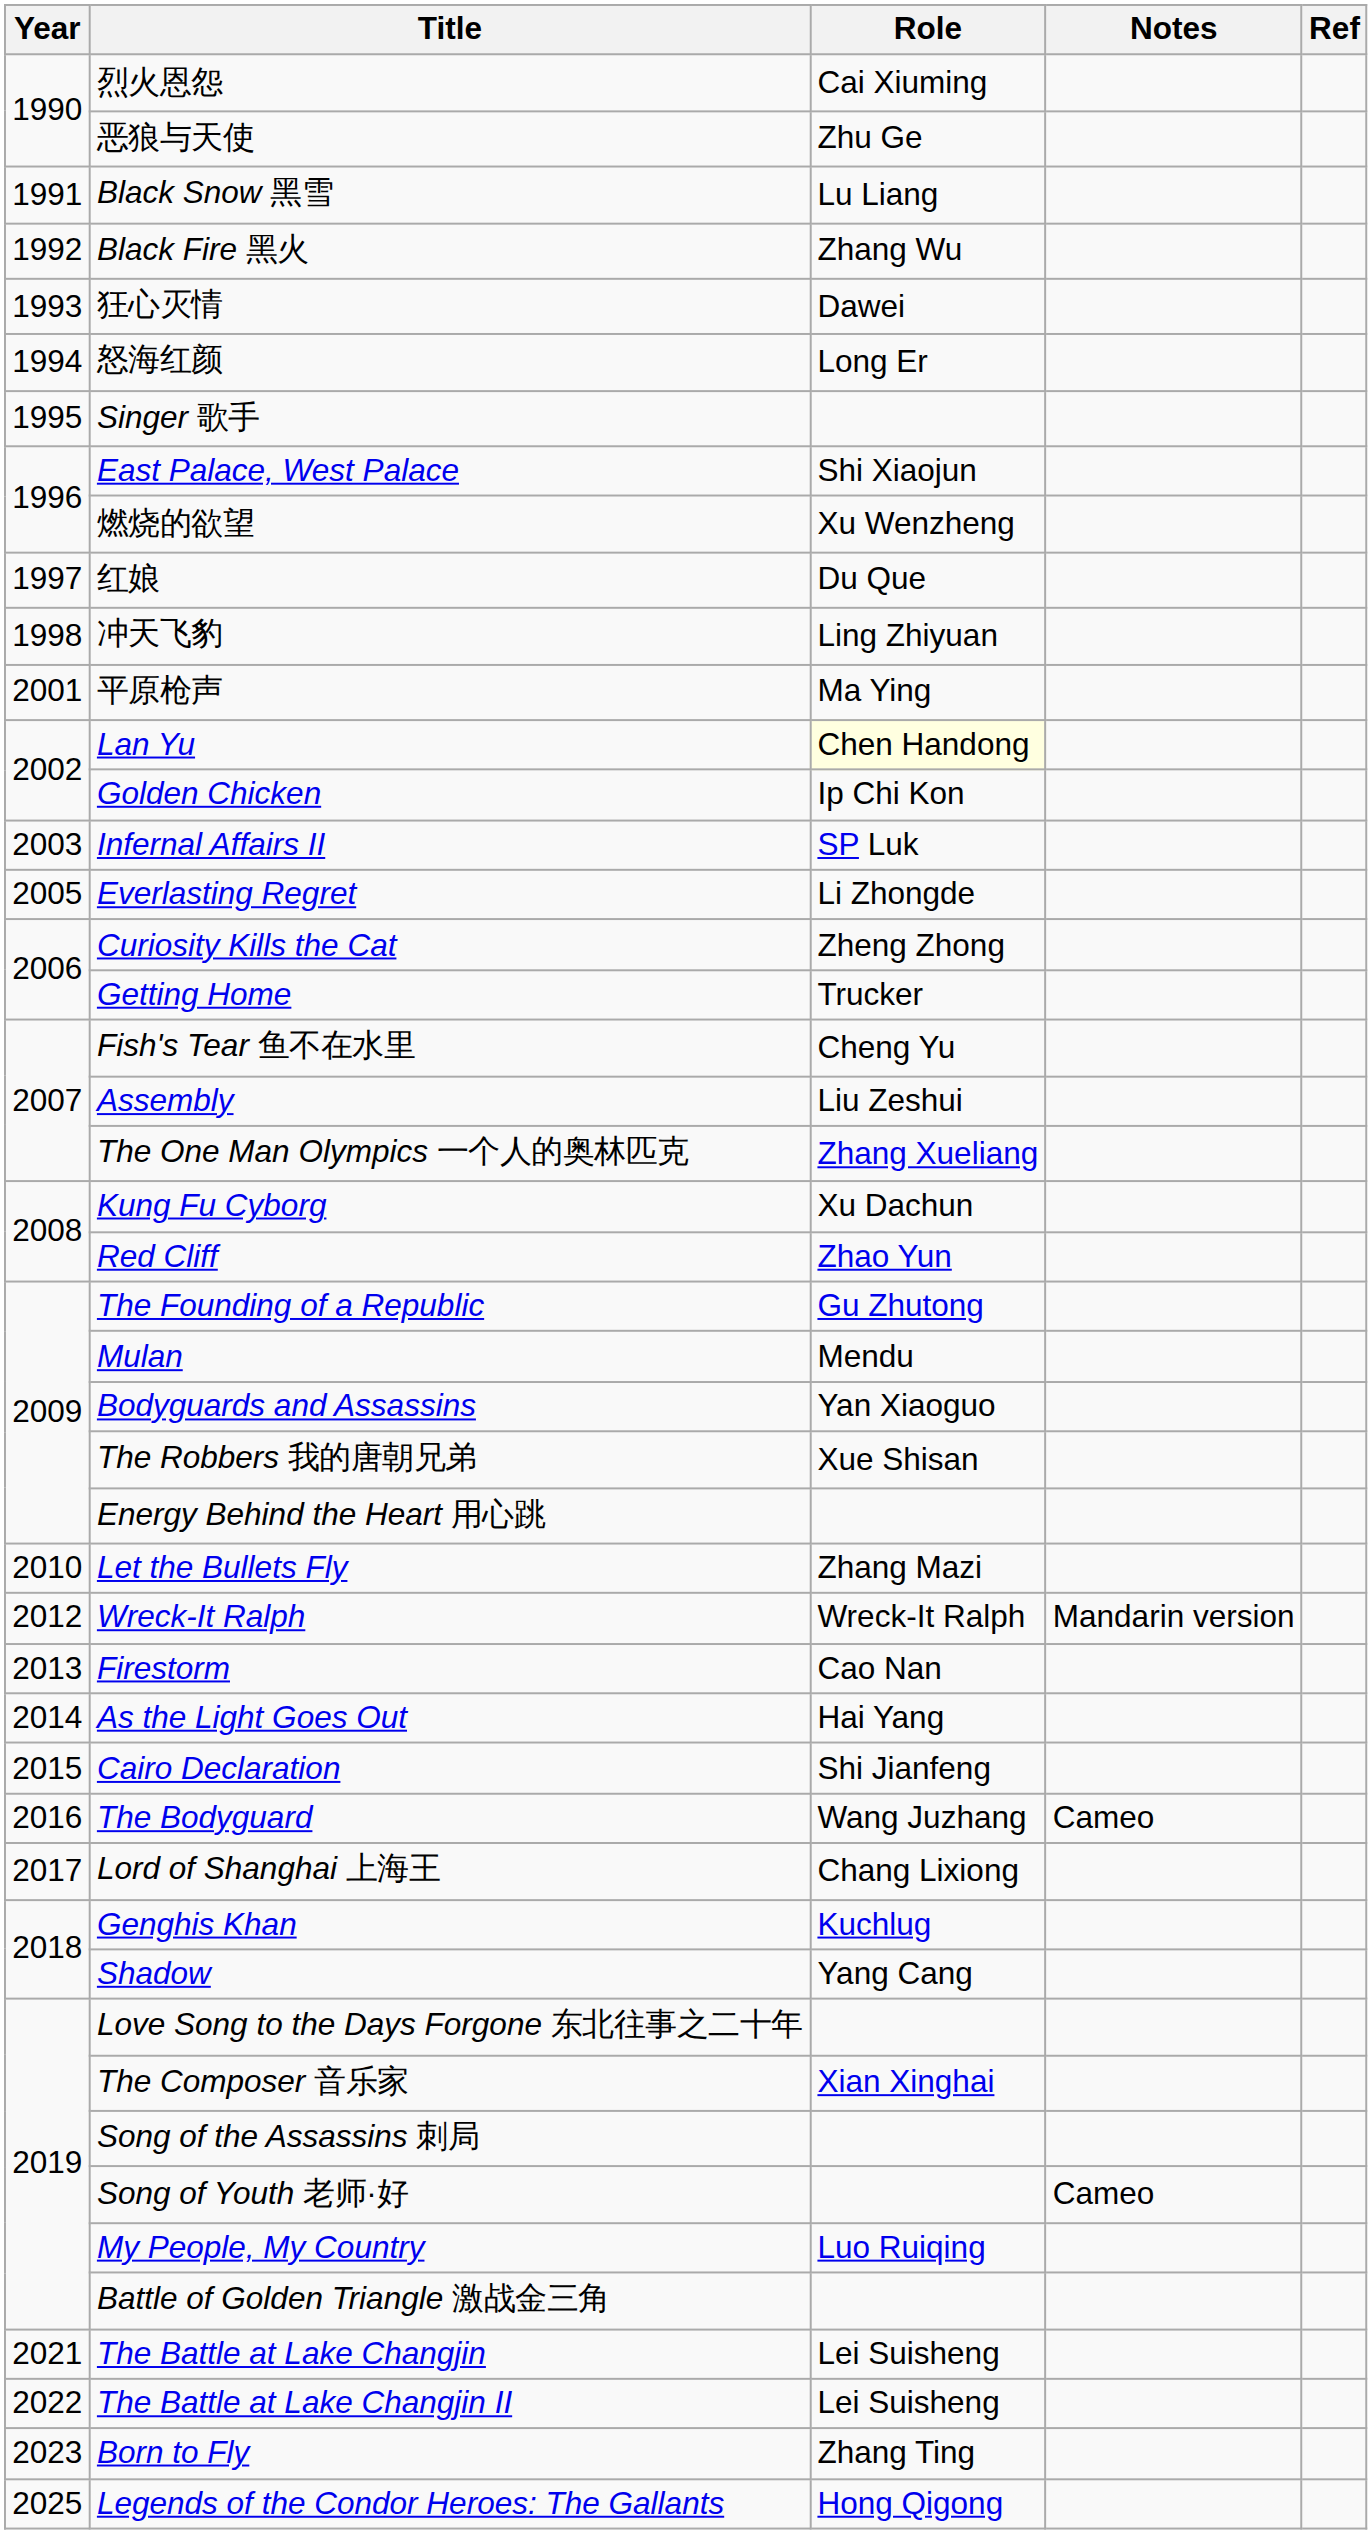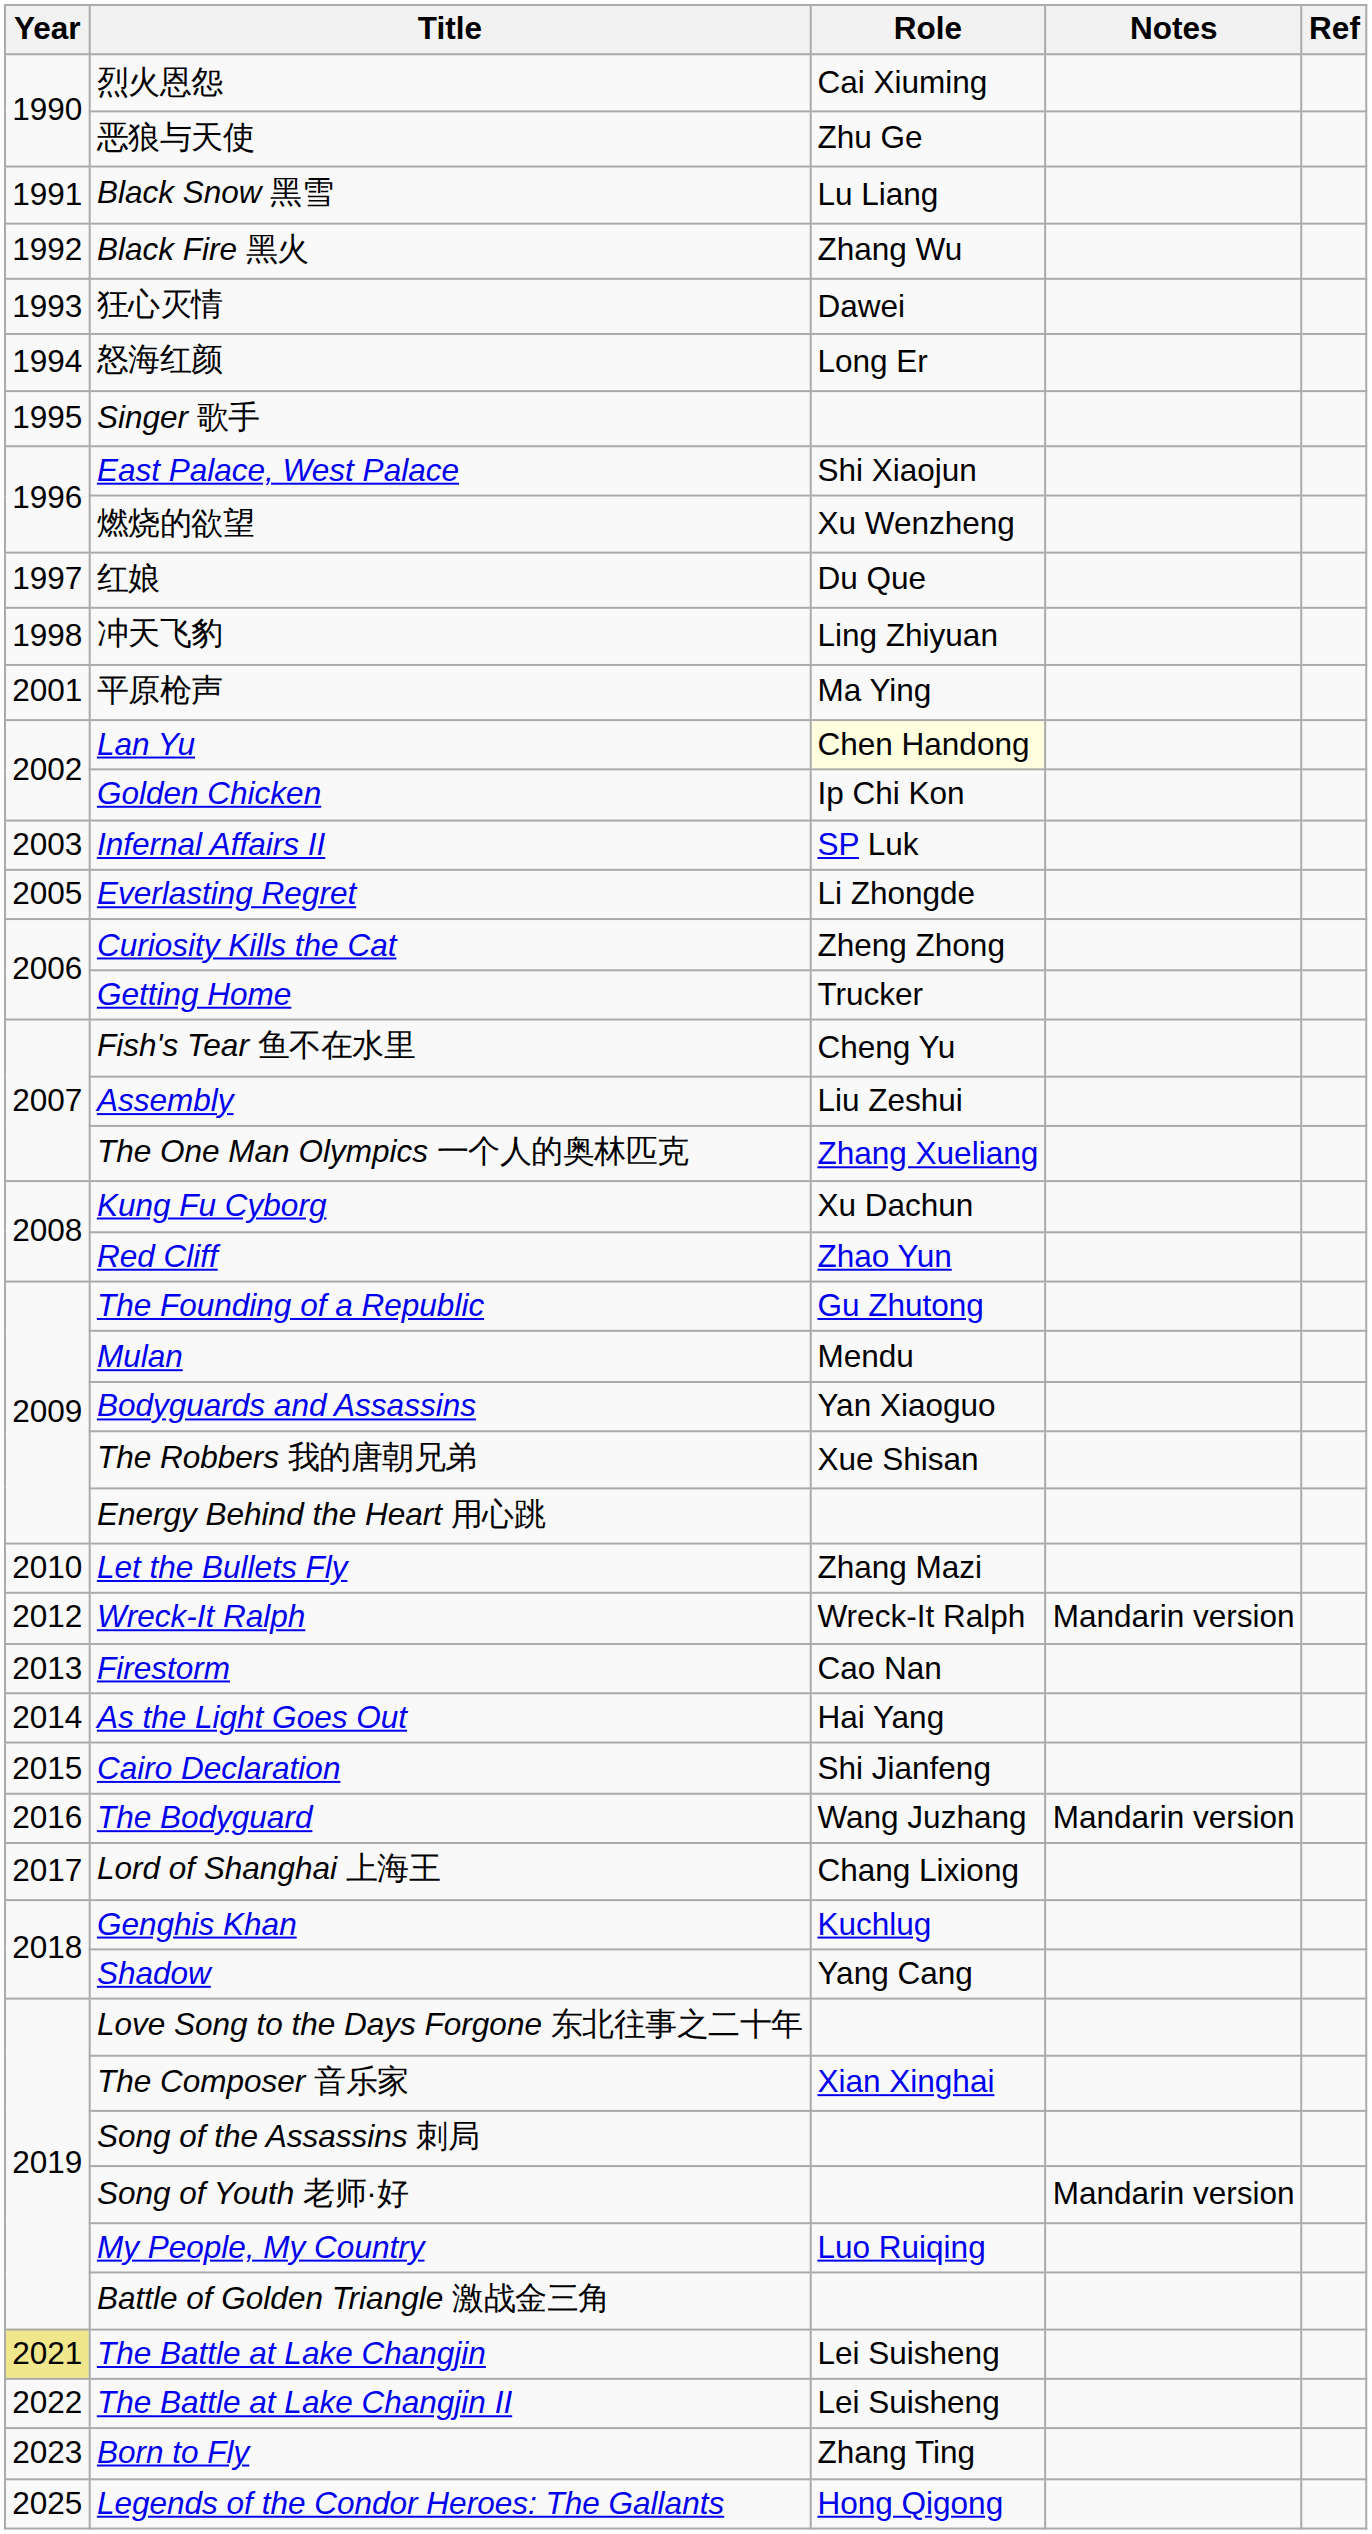(1104, 1817) Cameo -> (1174, 1817) Mandarin version
(1104, 2194) Cameo -> (1174, 2194) Mandarin version
(47, 2353) no background -> (47, 2353) khaki background
